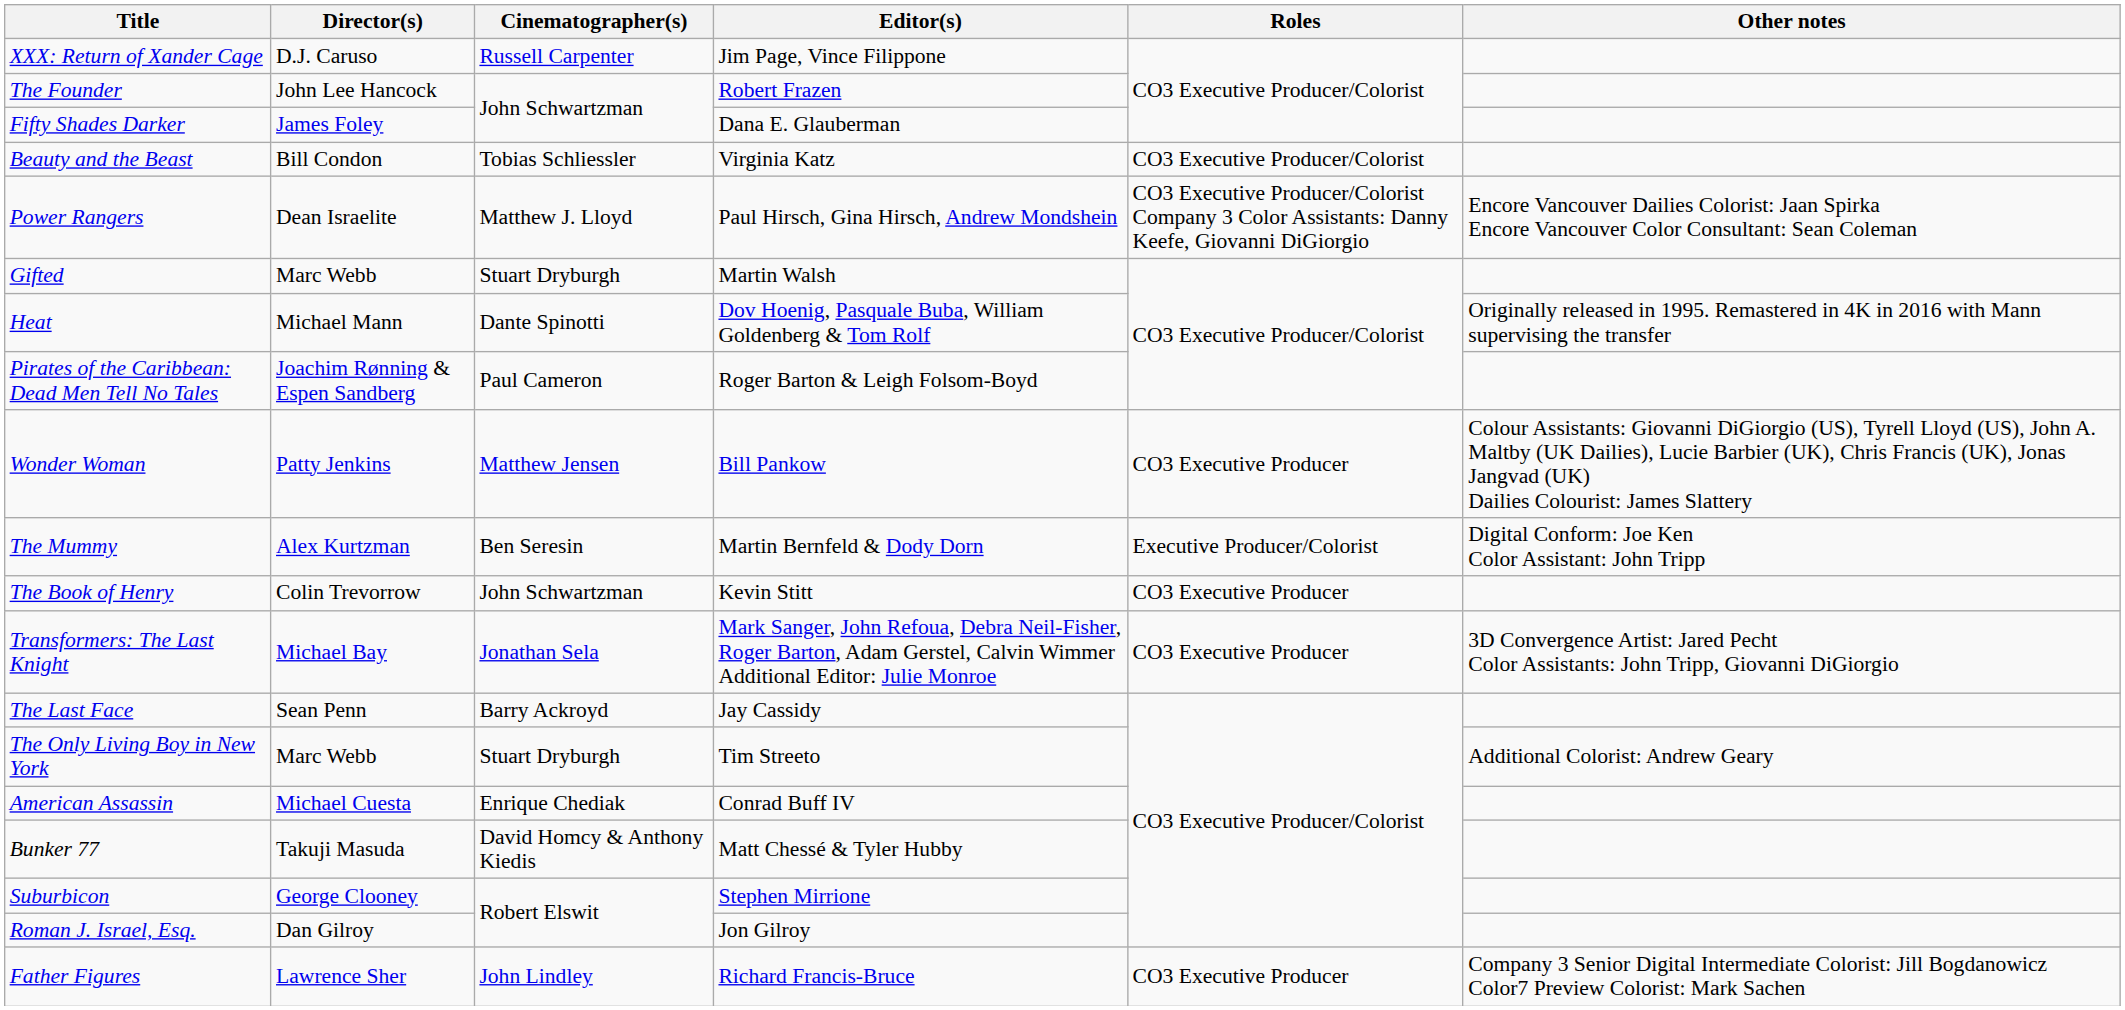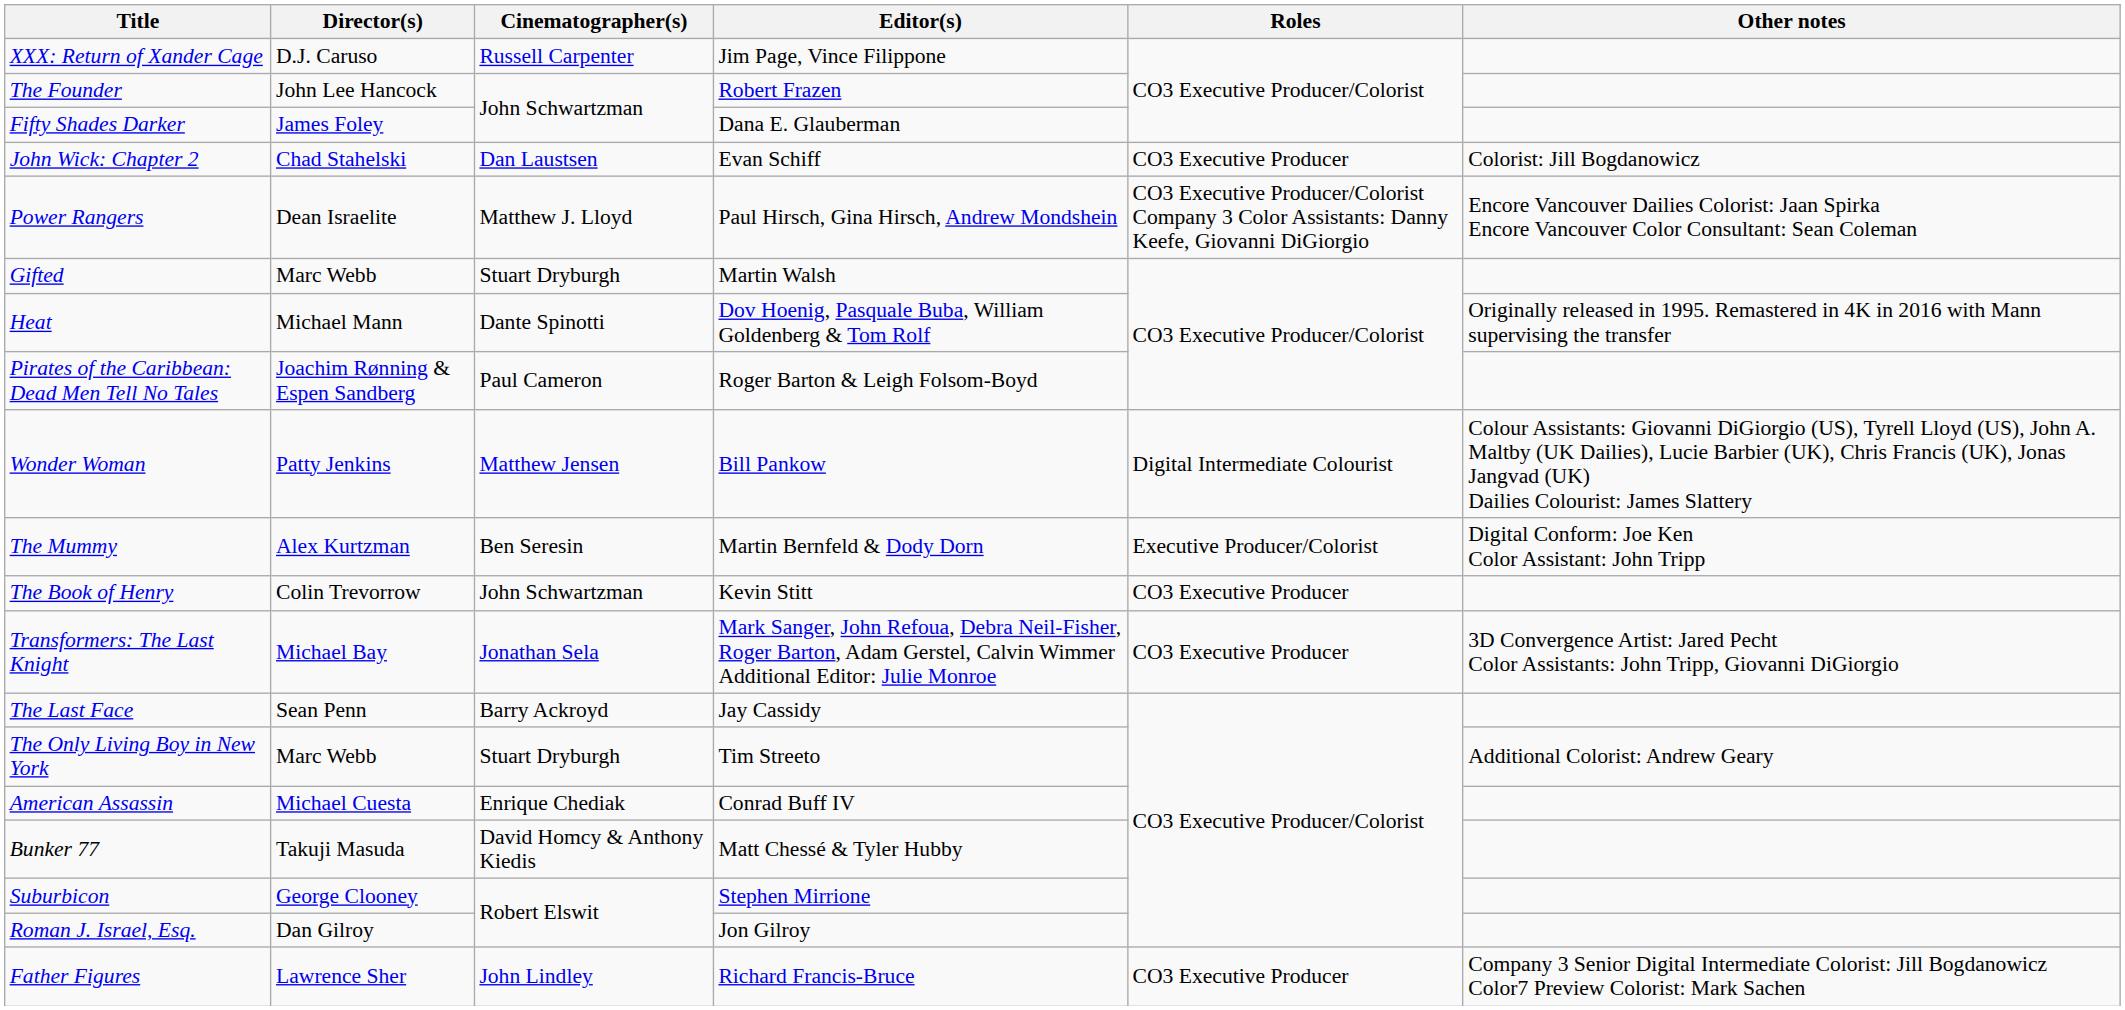+ row: (104, 158)
- row: (101, 158)
(1241, 463) CO3 Executive Producer -> (1263, 463) Digital Intermediate Colourist
